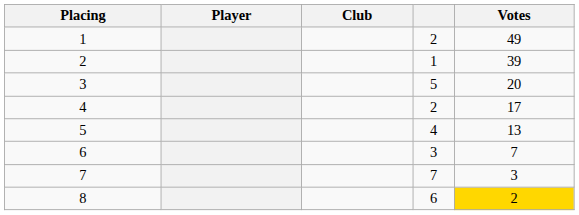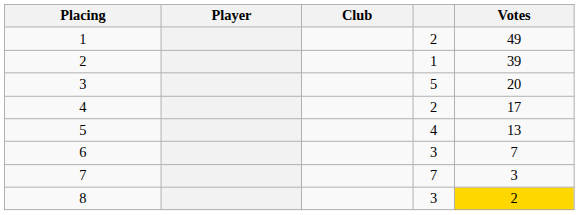(434, 198) 6 -> (434, 198) 3
